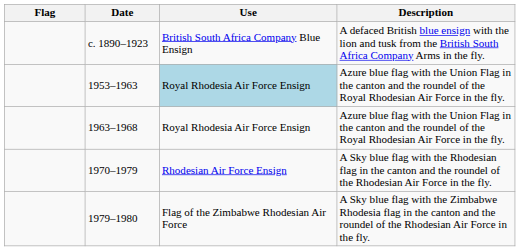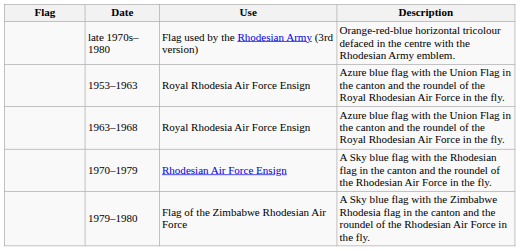- row: (118, 43)
+ row: (113, 43)
(236, 85) lightblue background -> (236, 85) no background
